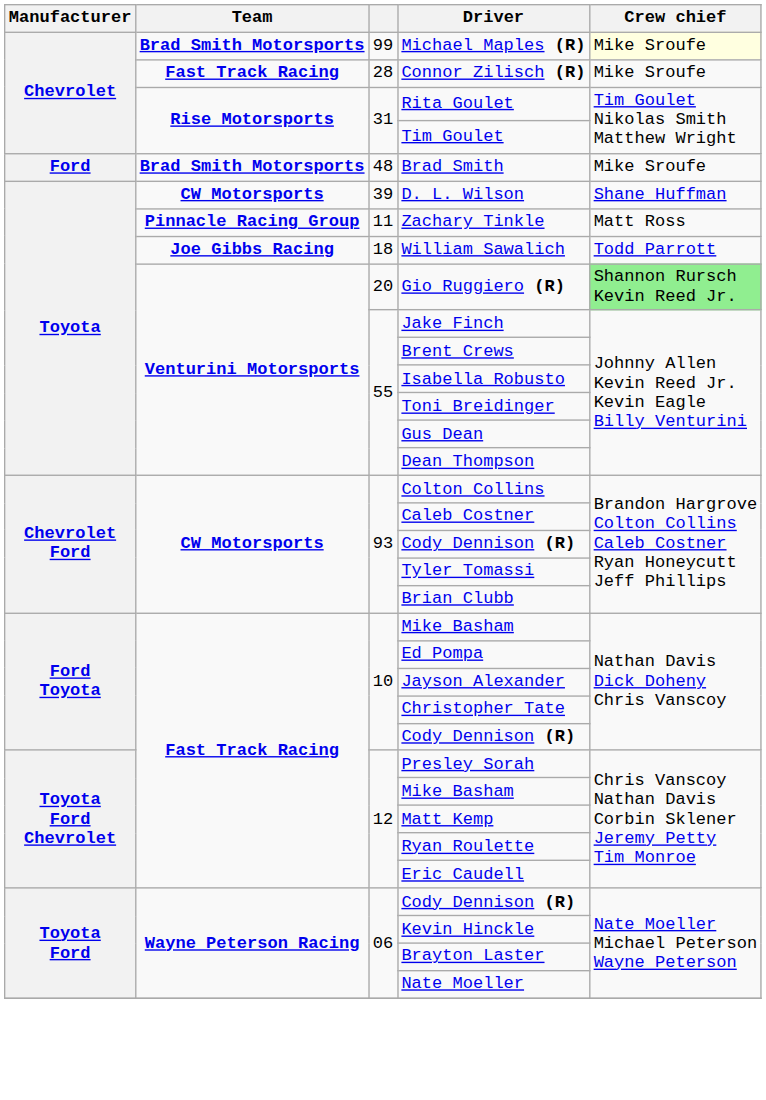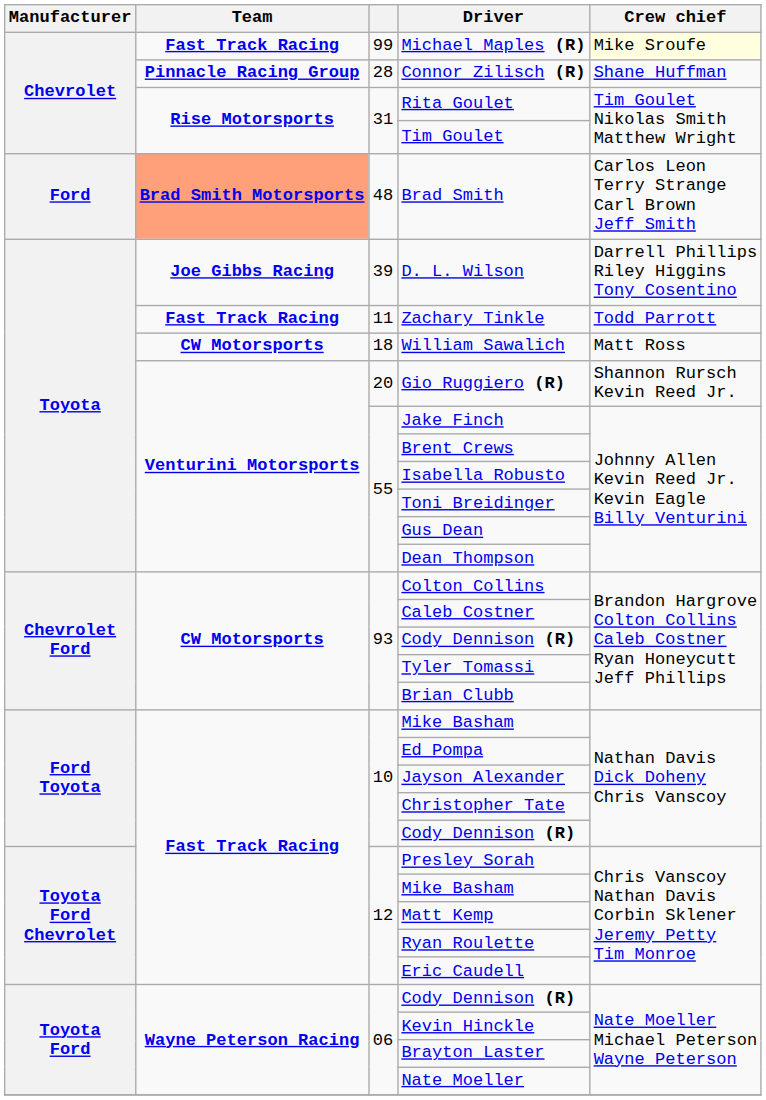(252, 46) Brad Smith Motorsports -> (252, 46) Fast Track Racing
(252, 74) Fast Track Racing -> (252, 74) Pinnacle Racing Group
(650, 74) Mike Sroufe -> (660, 74) Shane Huffman
(252, 167) no background -> (252, 196) lightsalmon background
(650, 167) Mike Sroufe -> (660, 196) Carlos Leon Terry Strange Carl Brown Jeff Smith
(252, 195) CW Motorsports -> (252, 272) Joe Gibbs Racing
(660, 195) Shane Huffman -> (675, 272) Darrell Phillips Riley Higgins Tony Cosentino
(252, 223) Pinnacle Racing Group -> (252, 319) Fast Track Racing
(640, 223) Matt Ross -> (655, 319) Todd Parrott
(252, 250) Joe Gibbs Racing -> (252, 347) CW Motorsports
(655, 250) Todd Parrott -> (640, 347) Matt Ross
(665, 287) lightgreen background -> (665, 384) no background
